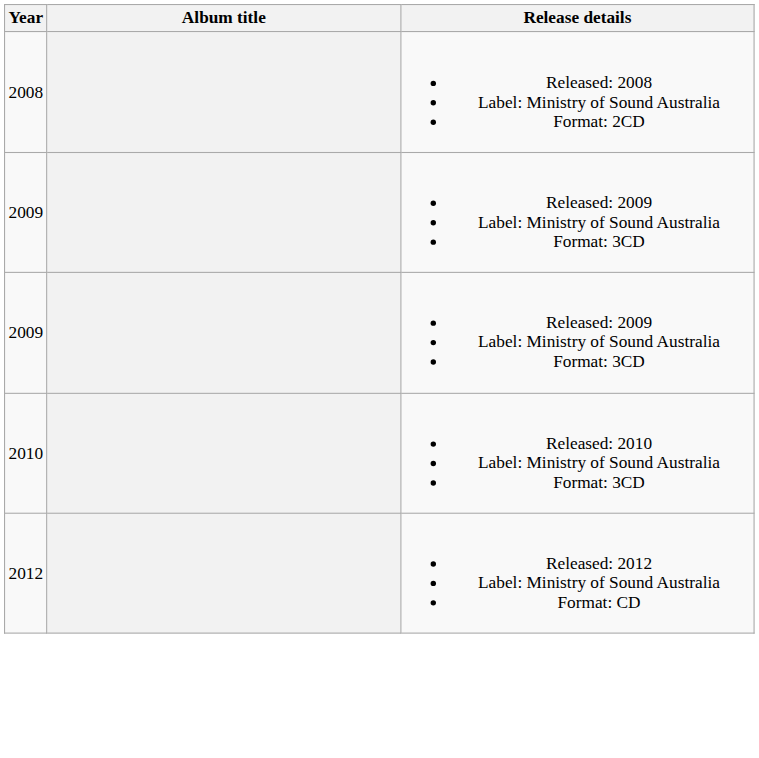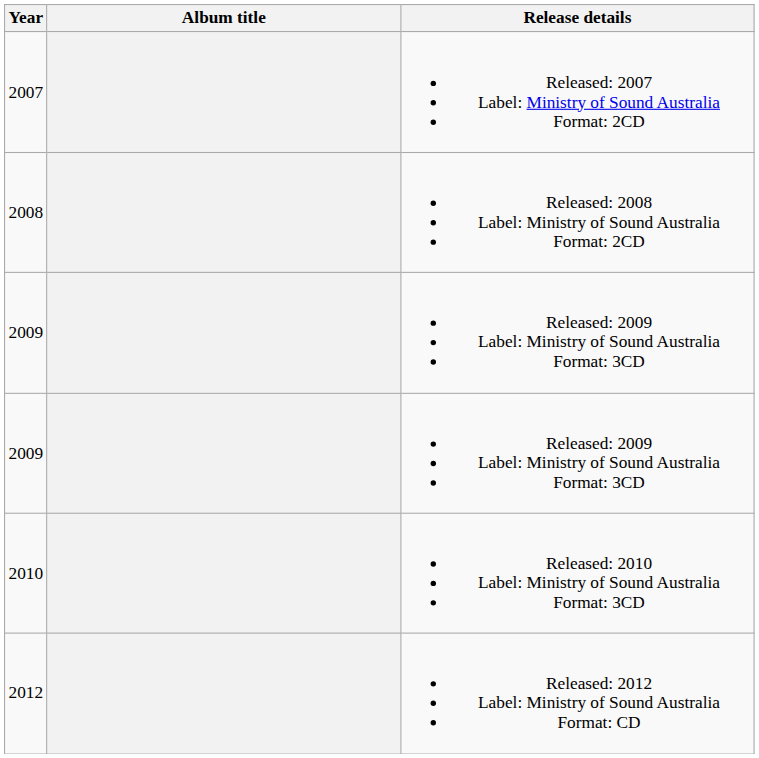+ row: (26, 92)
